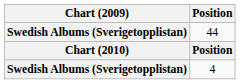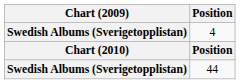rows swapped: (212, 69) <-> (212, 32)
